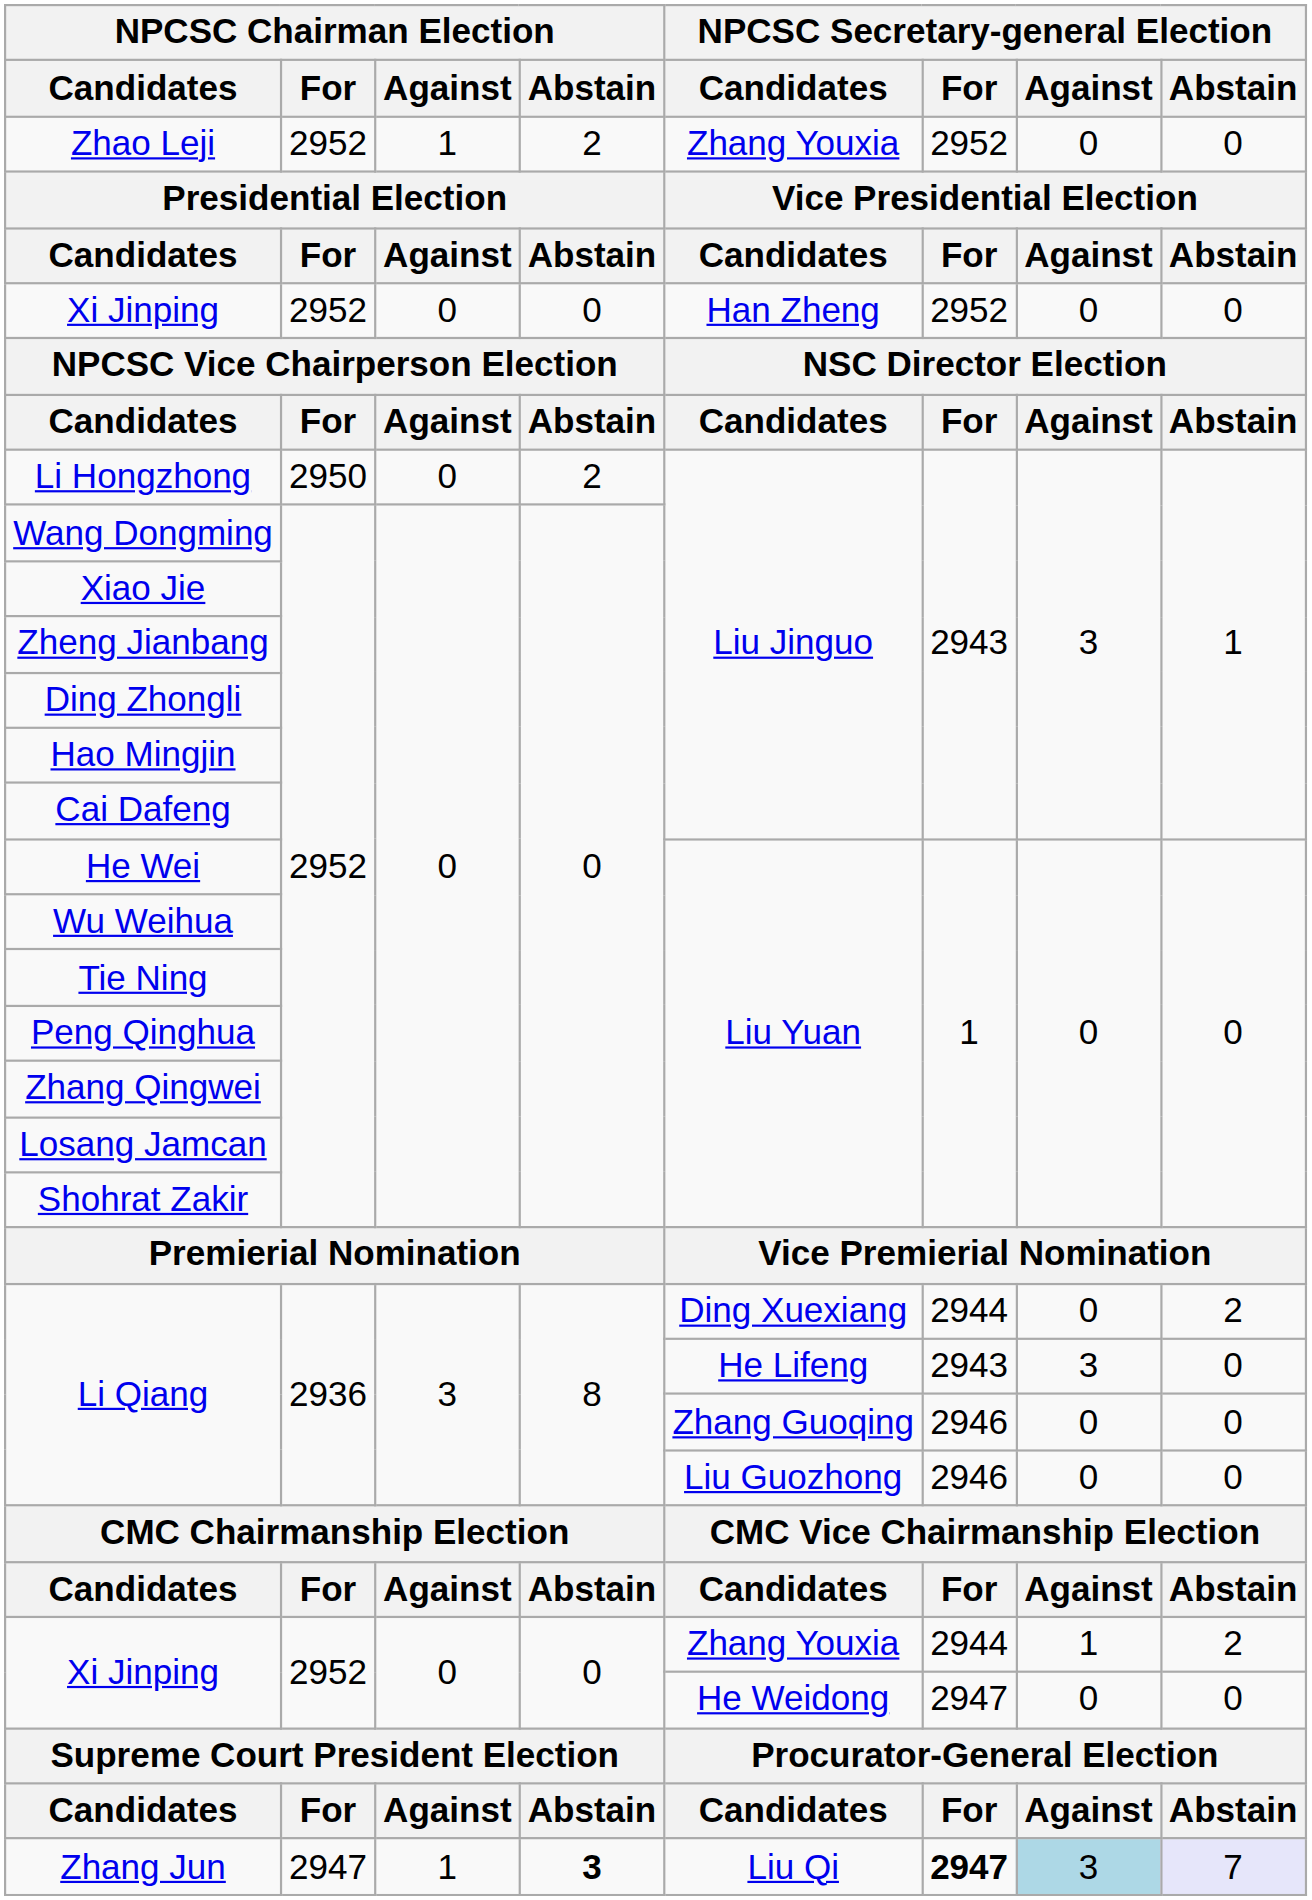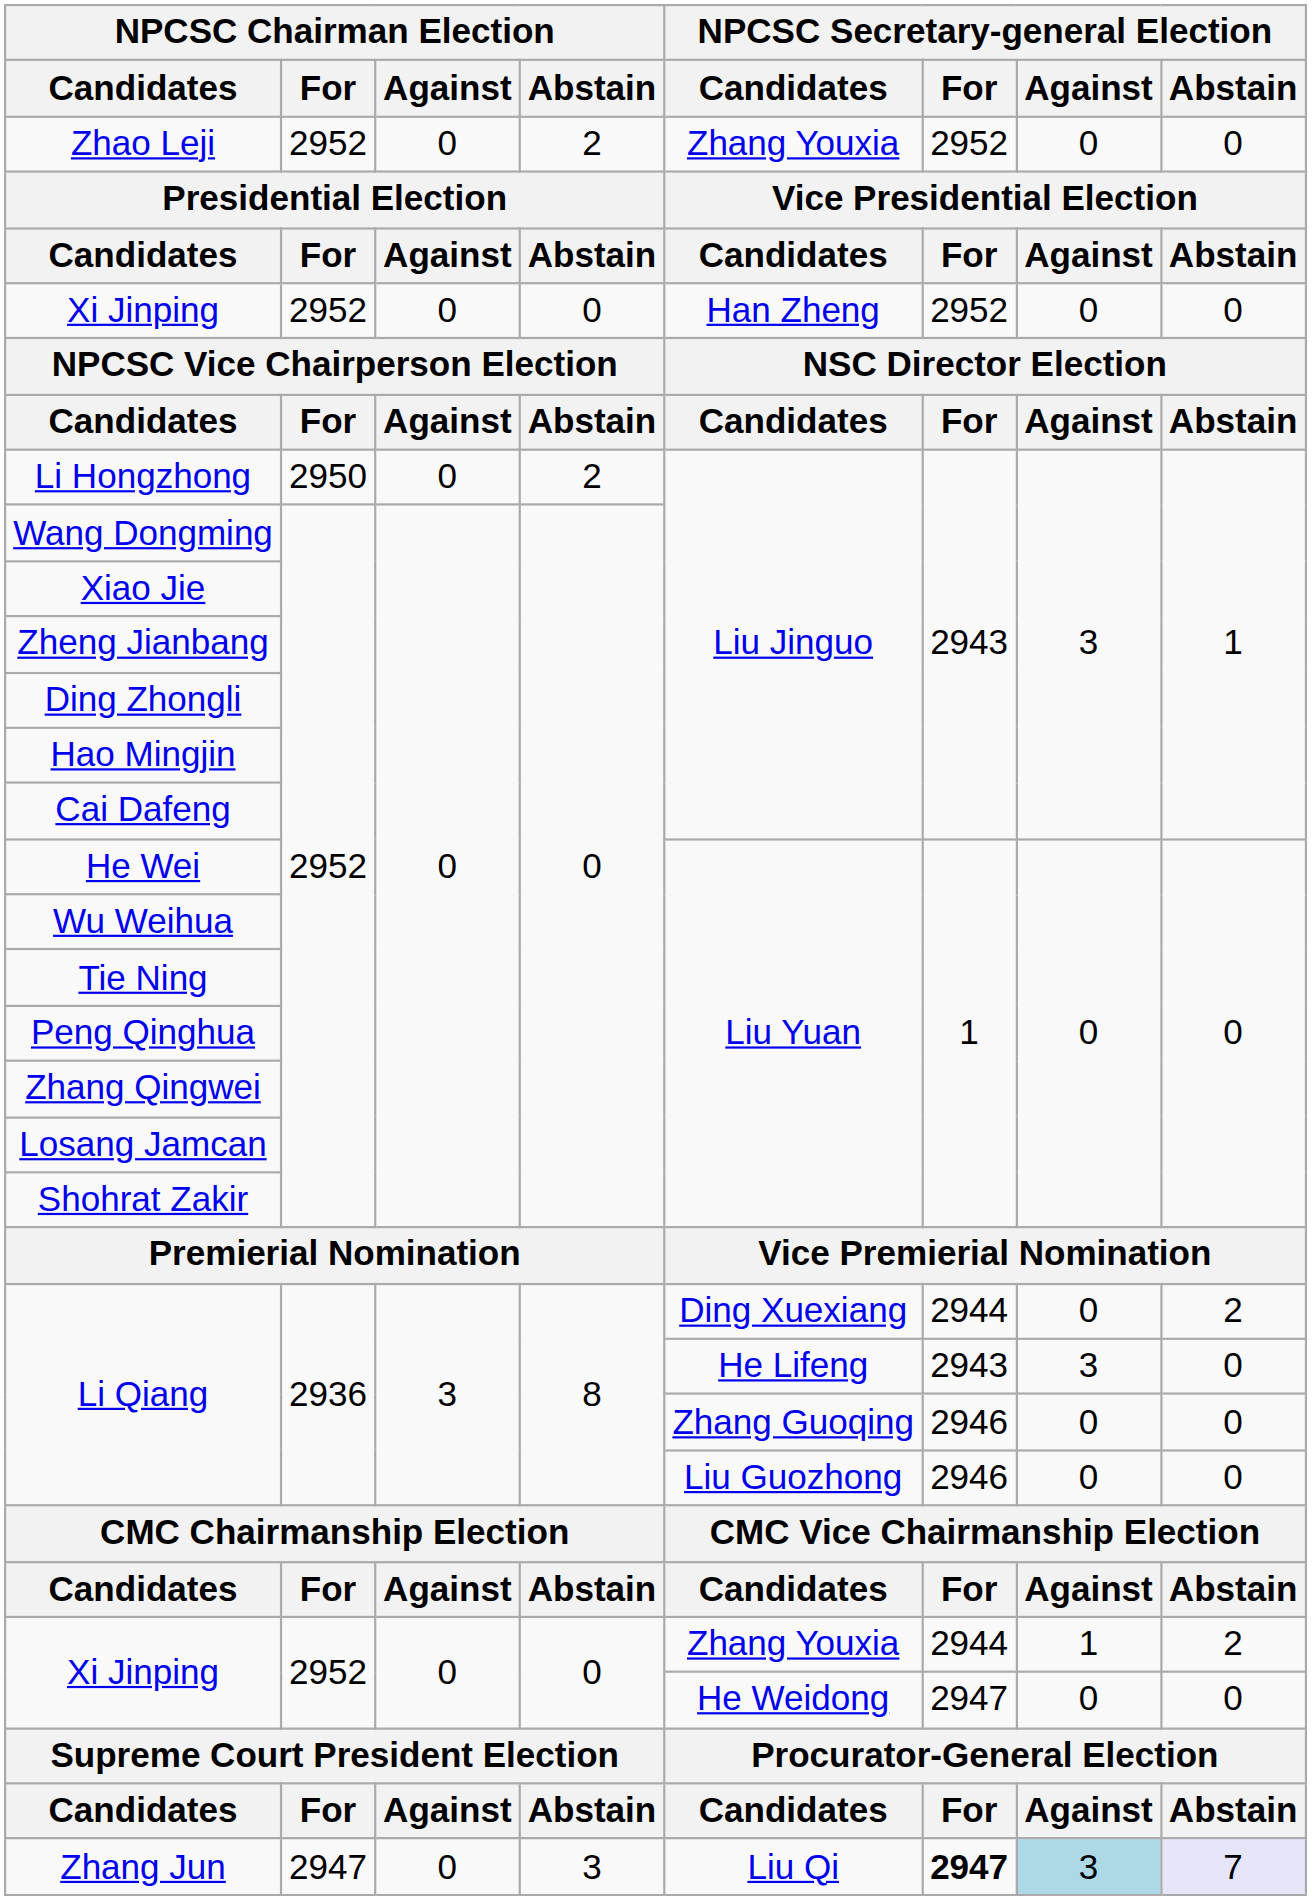(447, 143) 1 -> (447, 143) 0
(447, 1866) 1 -> (447, 1866) 0
(592, 1866) bold -> (592, 1866) normal
